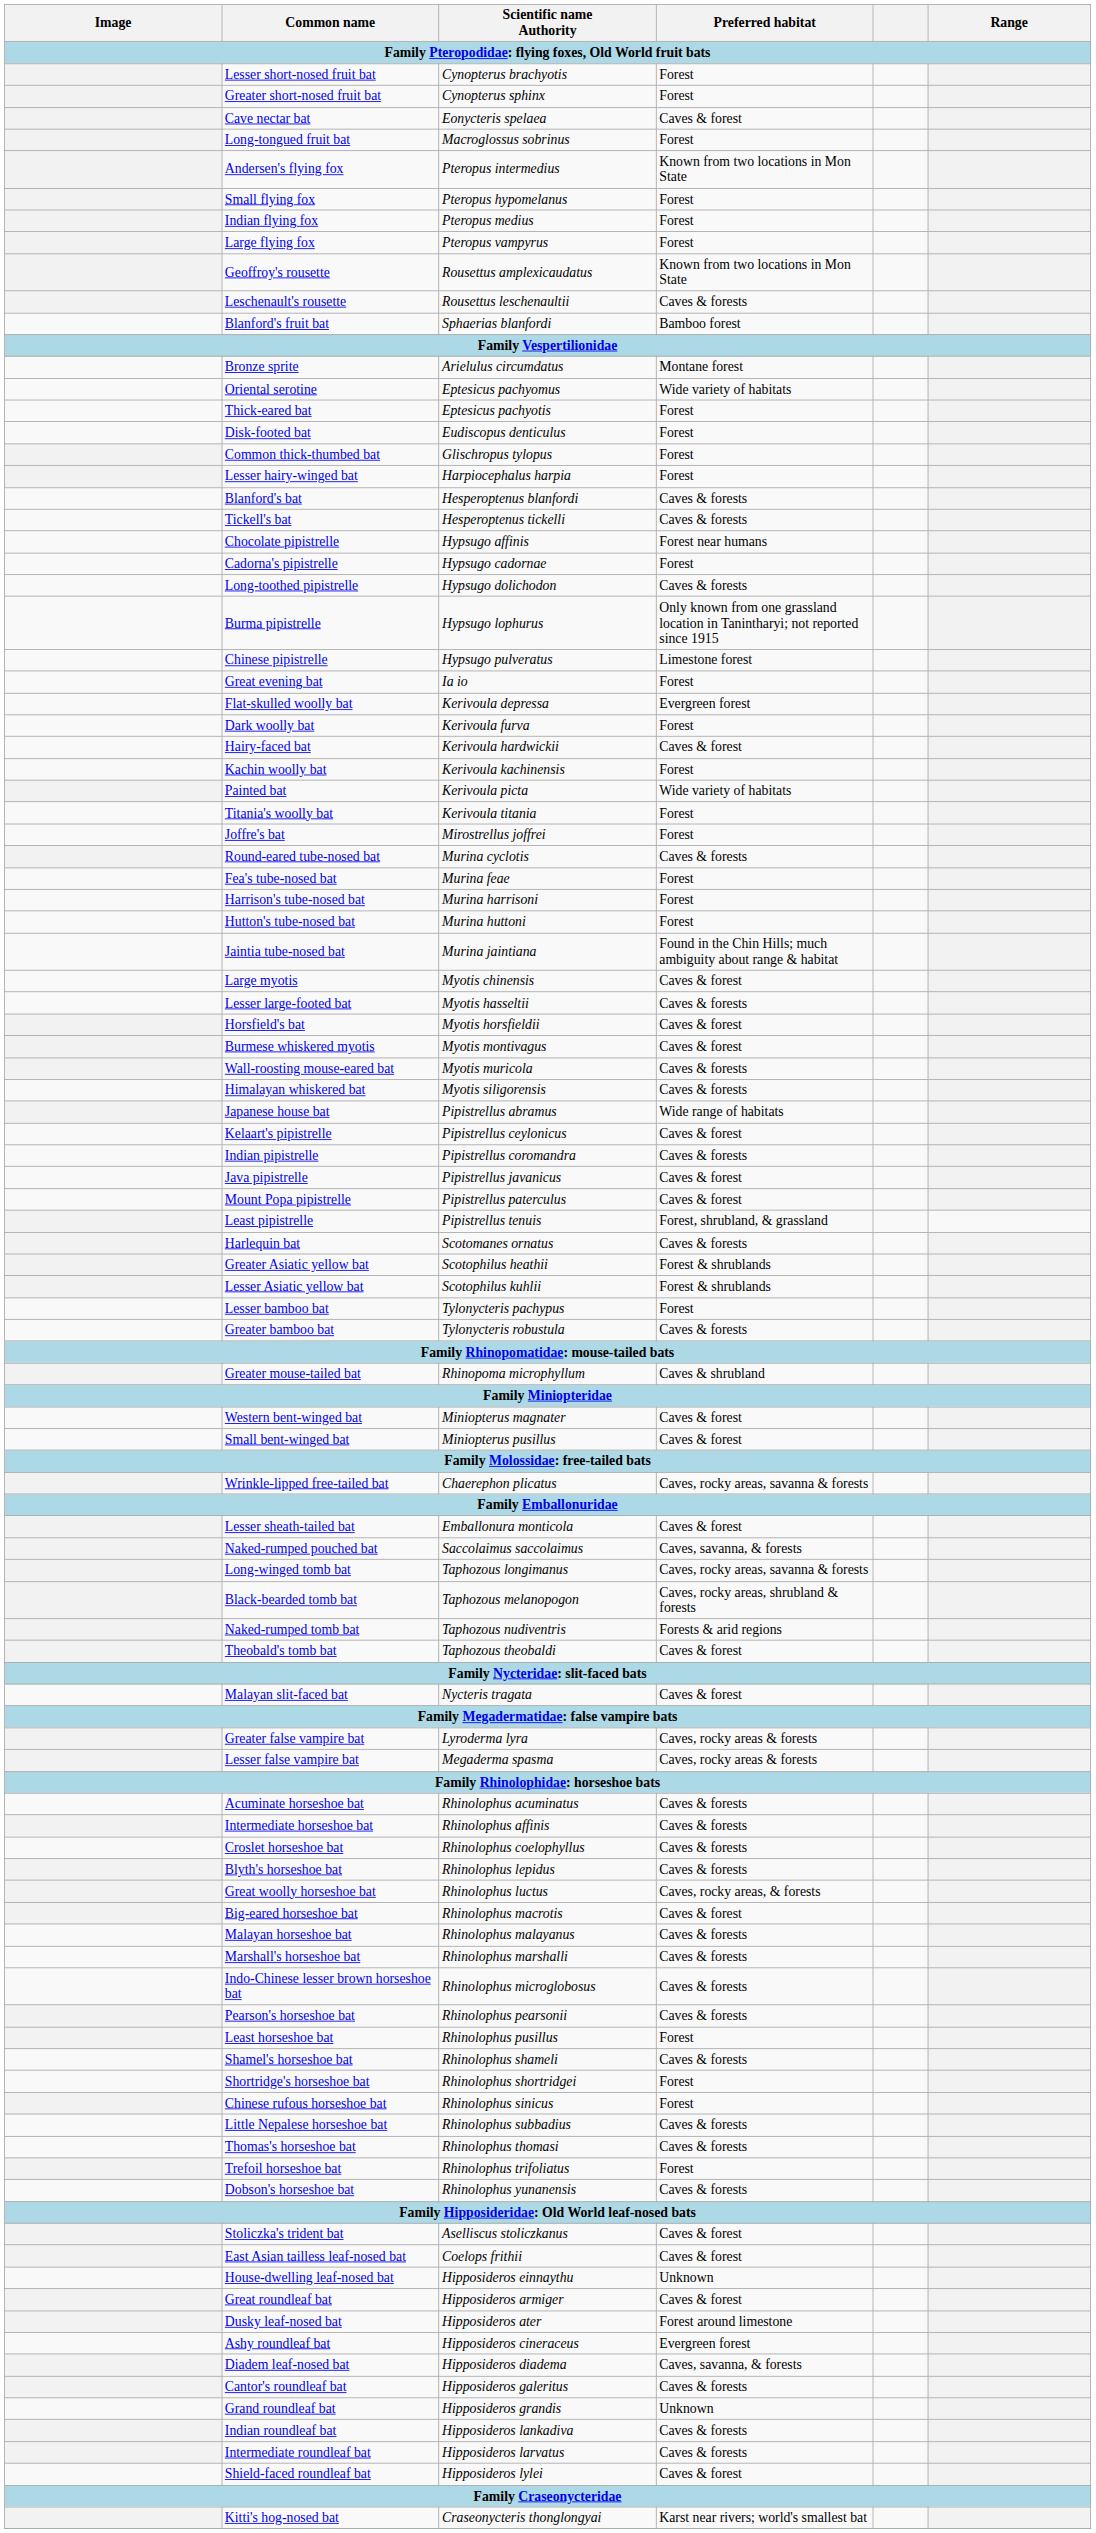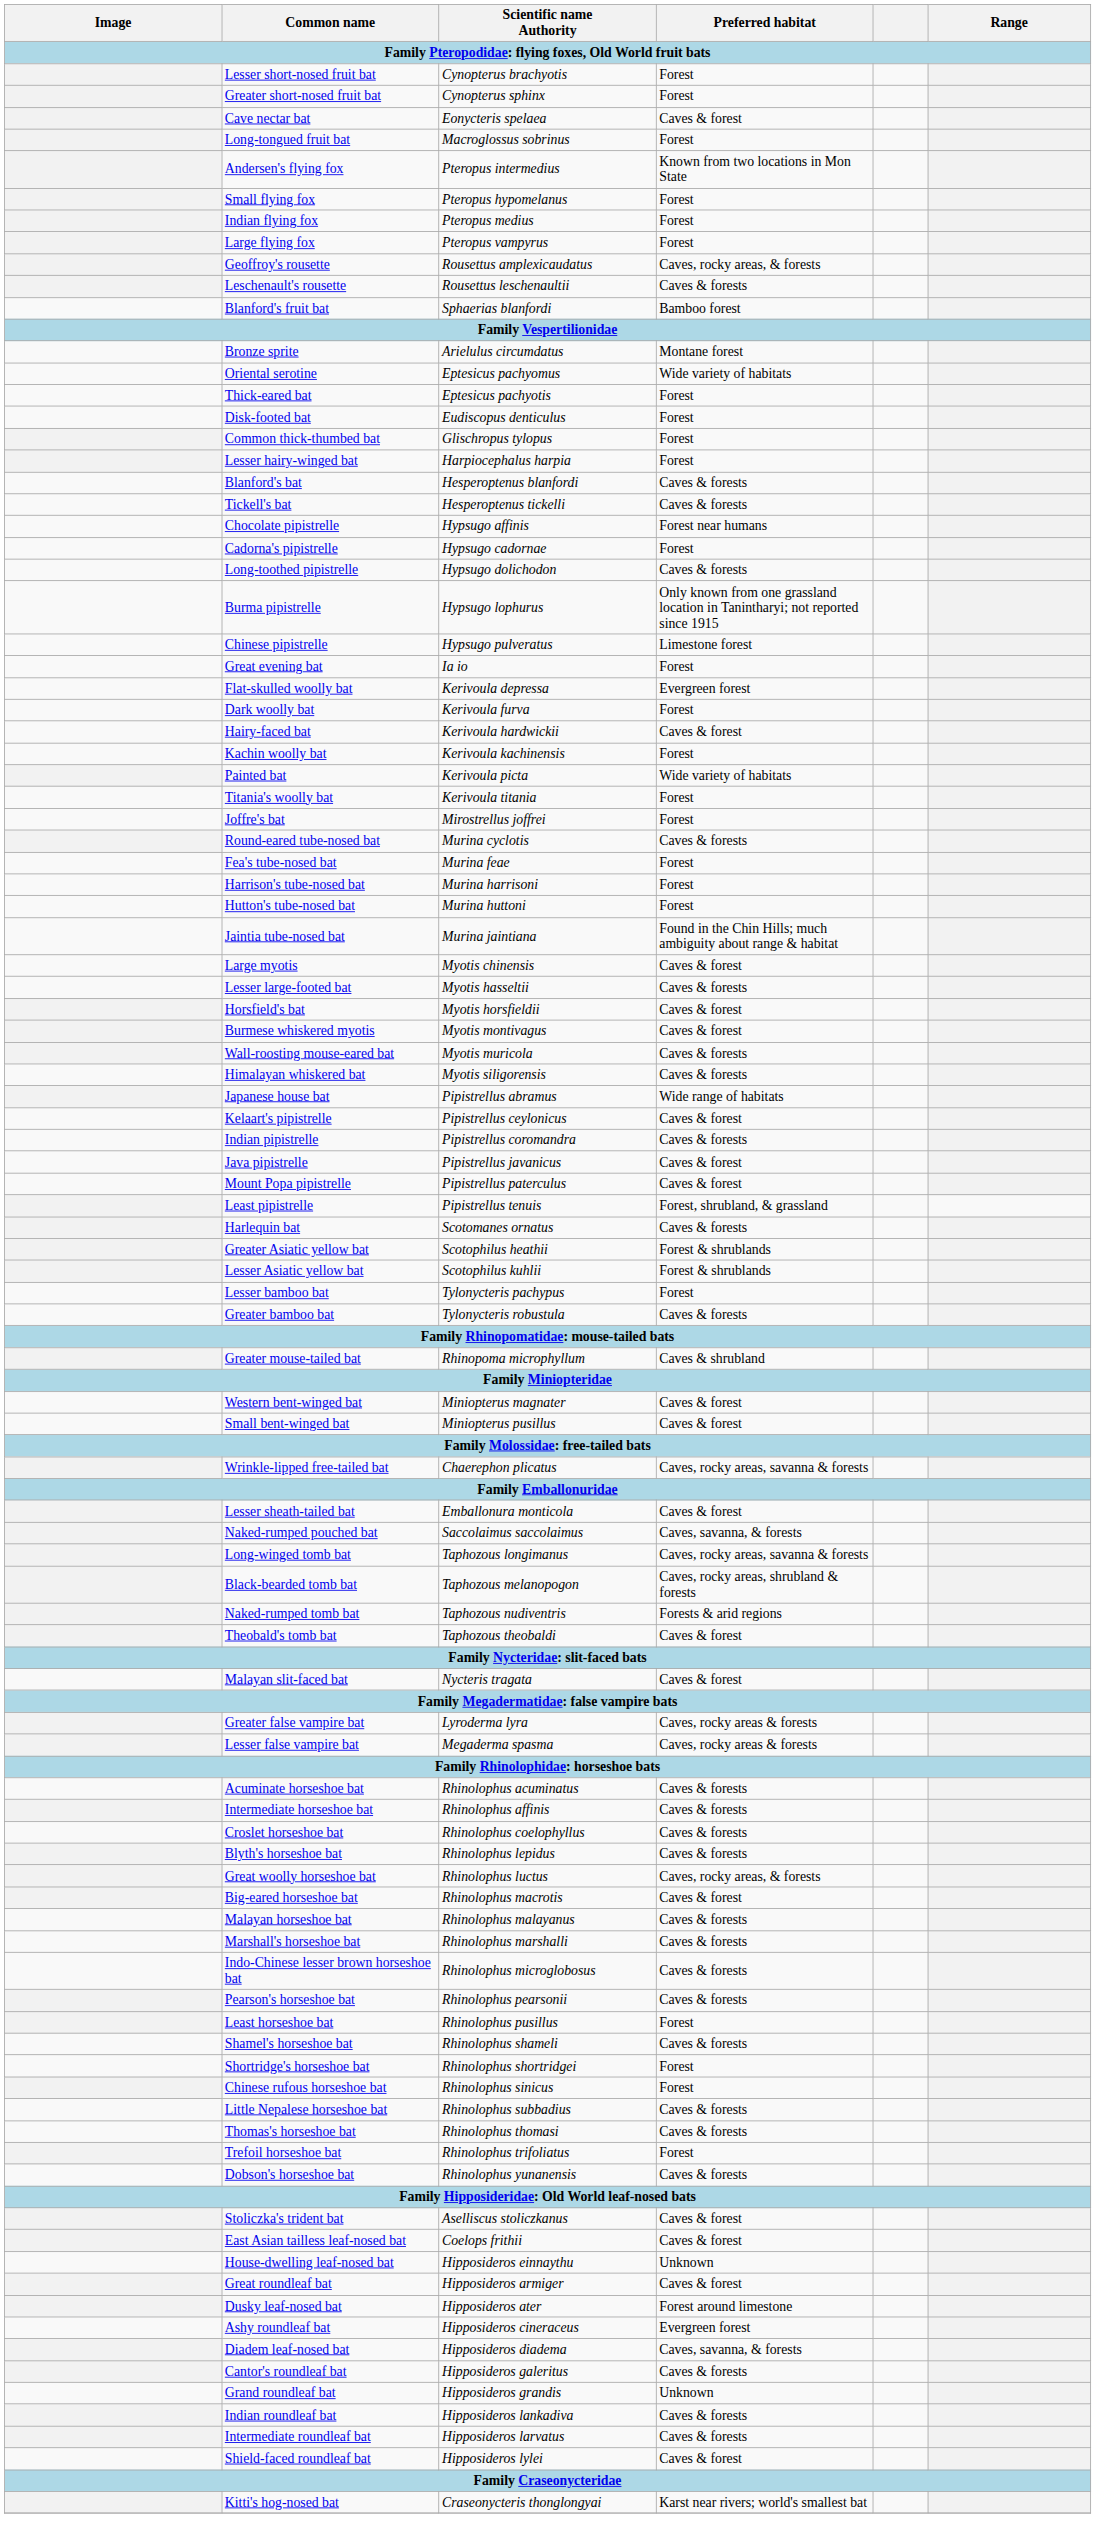(755, 272) Known from two locations in Mon State -> (740, 264) Caves, rocky areas, & forests
